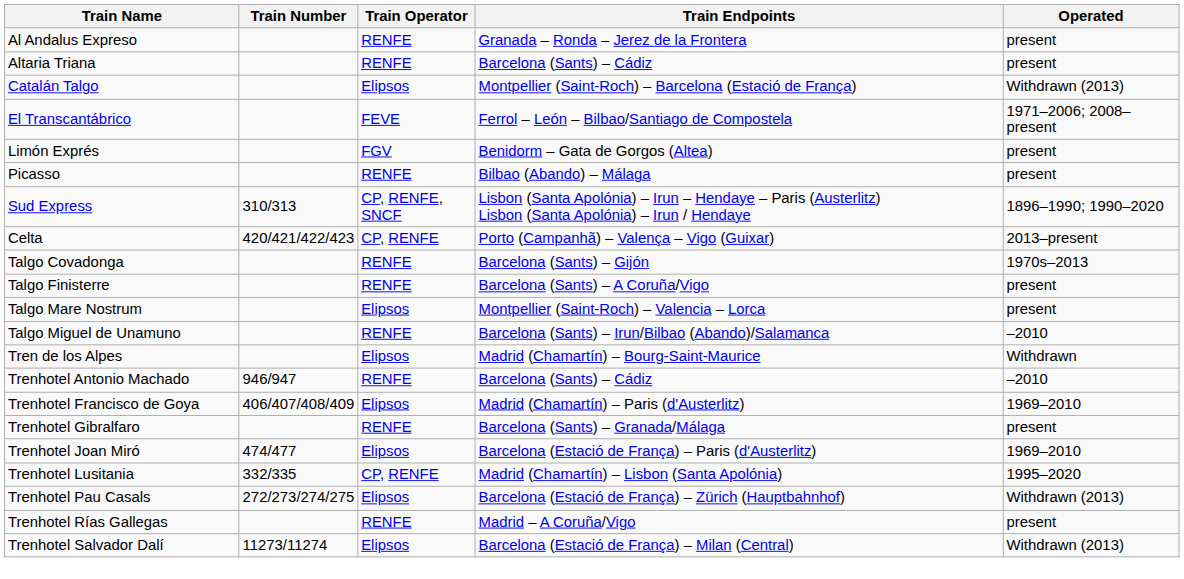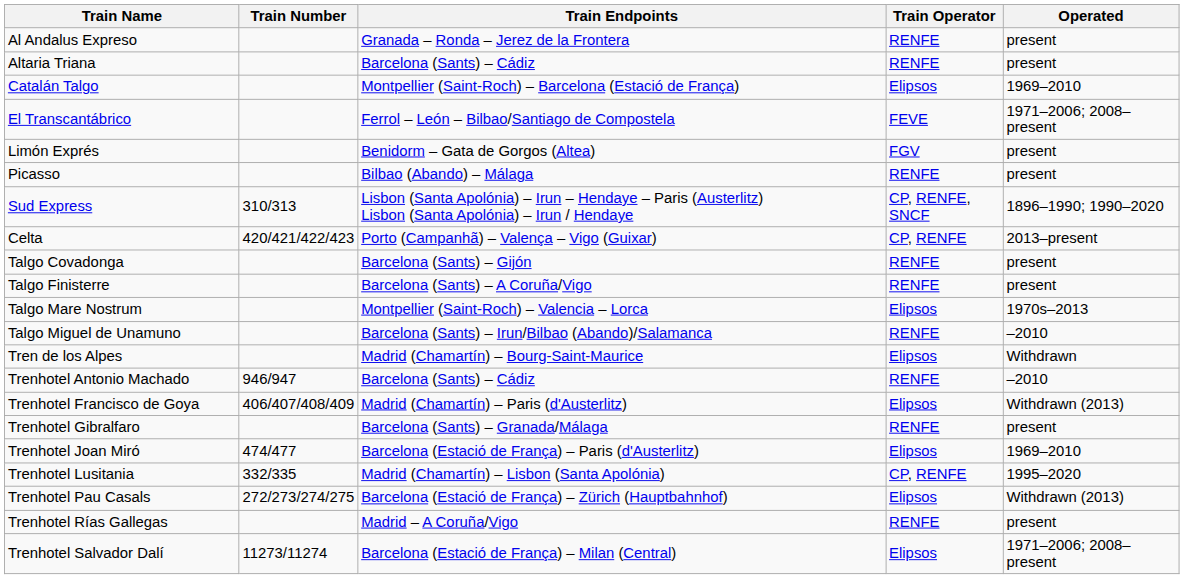columns swapped: (416, 16) <-> (739, 16)
(1065, 87) Withdrawn (2013) -> (1044, 87) 1969–2010
(1047, 262) 1970s–2013 -> (1031, 262) present
(1031, 309) present -> (1047, 309) 1970s–2013
(1044, 403) 1969–2010 -> (1065, 403) Withdrawn (2013)
(1065, 545) Withdrawn (2013) -> (1069, 553) 1971–2006; 2008–present
